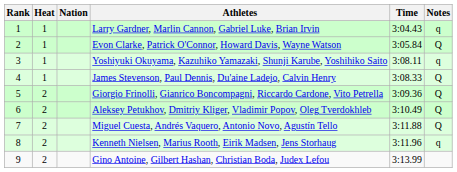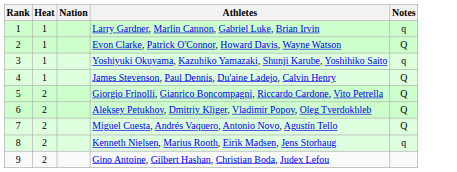- column: (407, 12)
